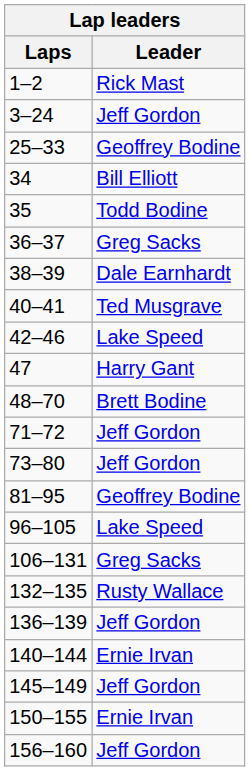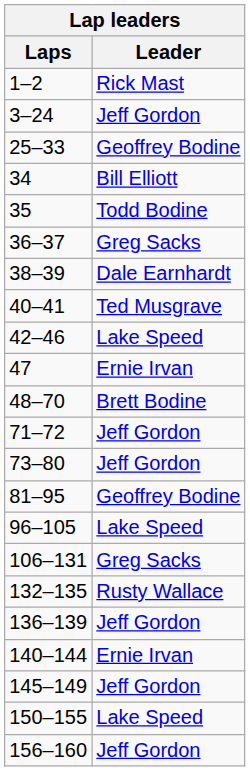(145, 369) Harry Gant -> (145, 369) Ernie Irvan
(145, 718) Ernie Irvan -> (150, 718) Lake Speed
